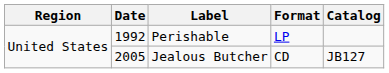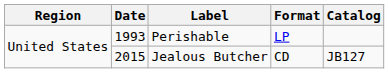(130, 36) 1992 -> (130, 36) 1993
(130, 57) 2005 -> (130, 57) 2015
